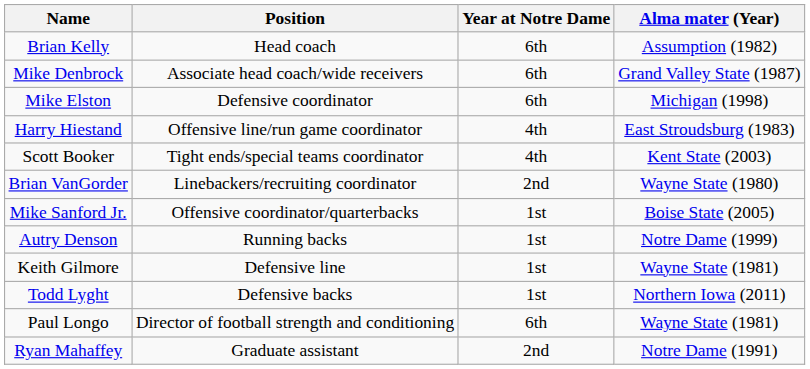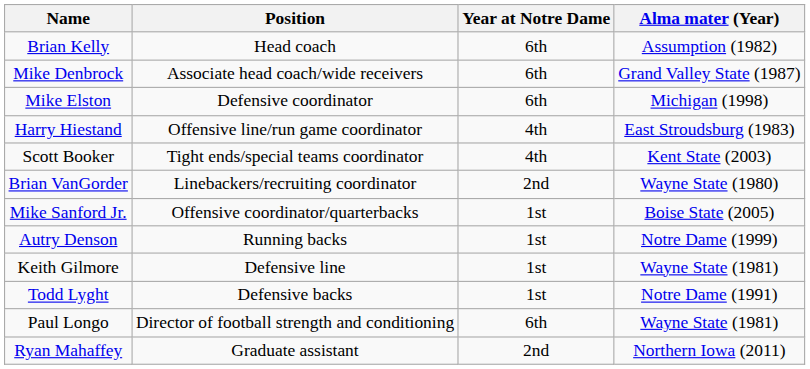(709, 294) Northern Iowa (2011) -> (709, 294) Notre Dame (1991)
(709, 350) Notre Dame (1991) -> (709, 350) Northern Iowa (2011)
